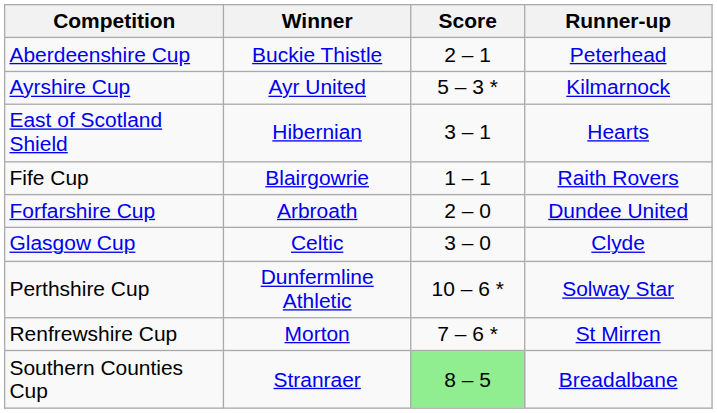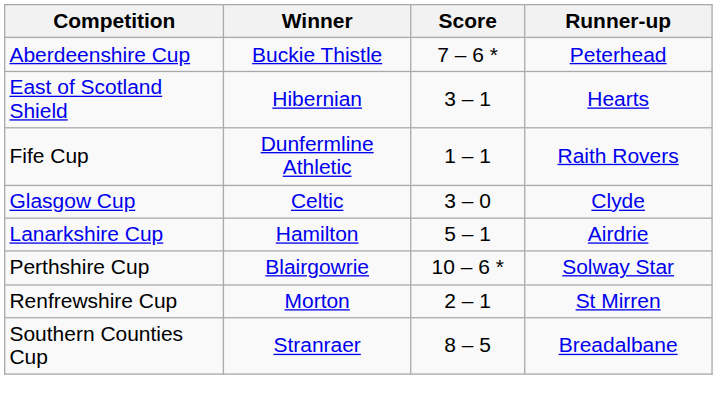(468, 54) 2 – 1 -> (468, 54) 7 – 6 *
- row: (70, 87)
(317, 177) Blairgowrie -> (317, 156) Dunfermline Athletic
- row: (82, 210)
+ row: (86, 234)
(317, 289) Dunfermline Athletic -> (317, 267) Blairgowrie
(468, 334) 7 – 6 * -> (468, 300) 2 – 1
(468, 379) lightgreen background -> (468, 346) no background
